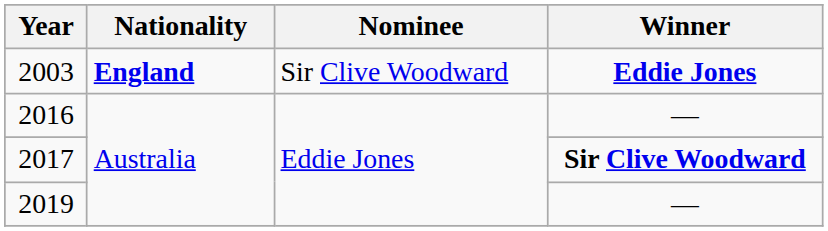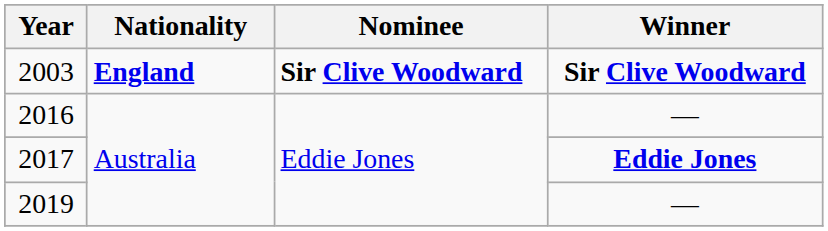(394, 70) normal -> (401, 70) bold
(685, 70) Eddie Jones -> (685, 70) Sir Clive Woodward
(685, 159) Sir Clive Woodward -> (685, 159) Eddie Jones
